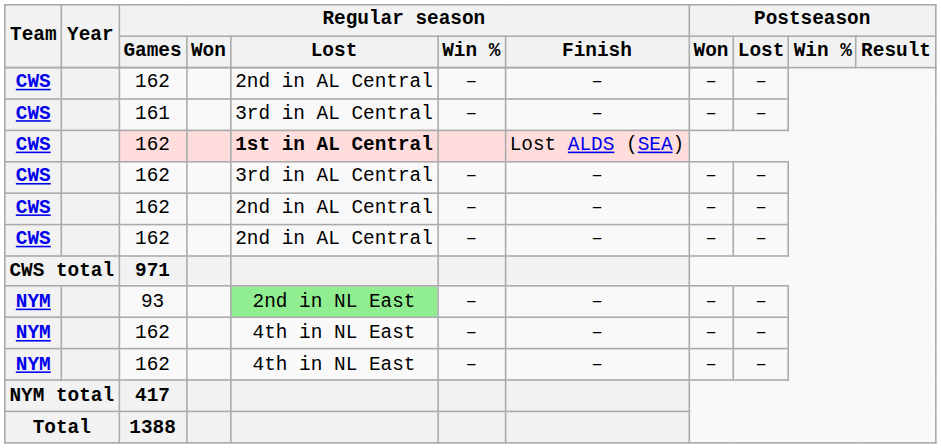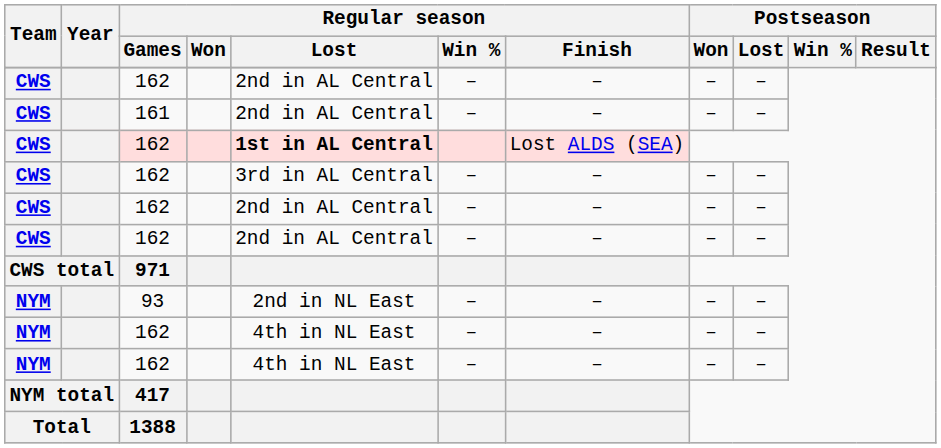(334, 115) 3rd in AL Central -> (334, 115) 2nd in AL Central
(334, 302) lightgreen background -> (334, 302) no background
